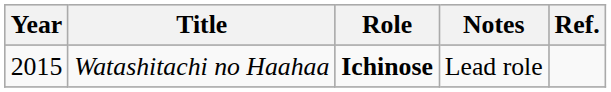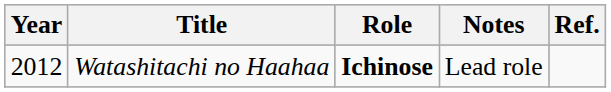(37, 65) 2015 -> (37, 65) 2012
